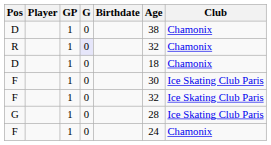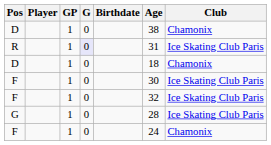(154, 47) 32 -> (154, 47) 31
(190, 47) Chamonix -> (216, 47) Ice Skating Club Paris
